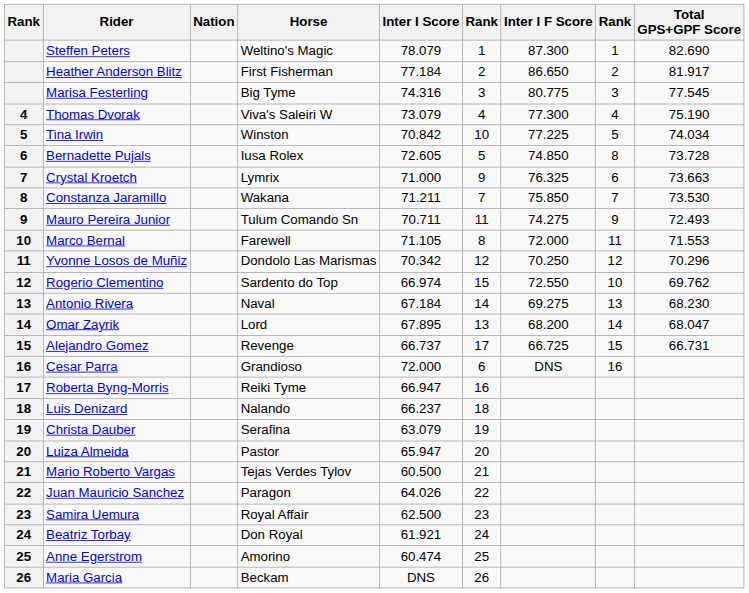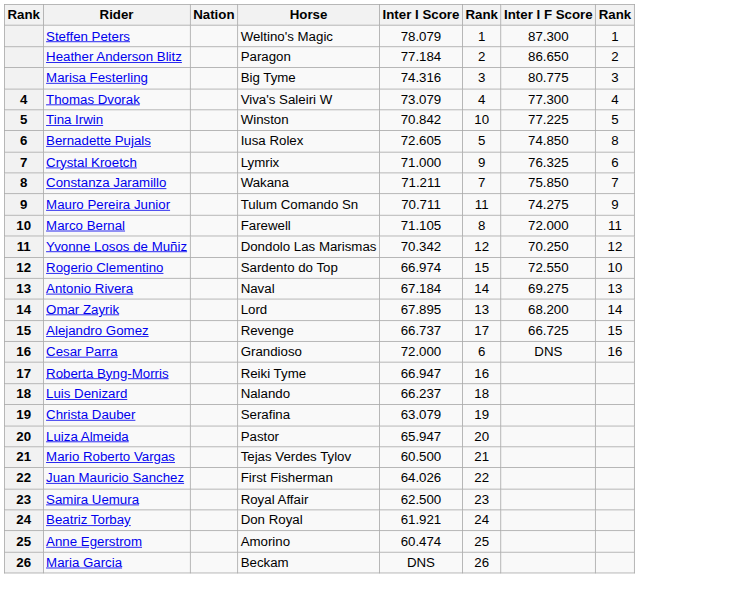- column: (689, 22)
(287, 72) First Fisherman -> (266, 57) Paragon
(266, 493) Paragon -> (287, 478) First Fisherman
